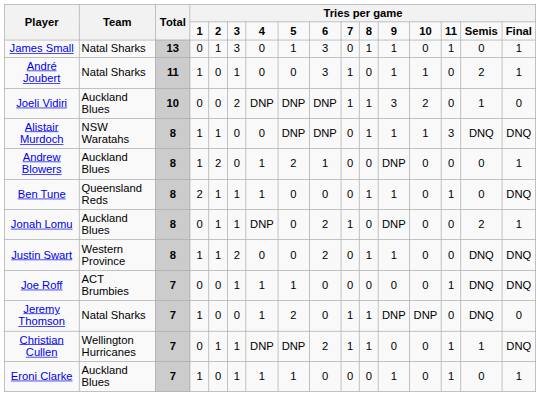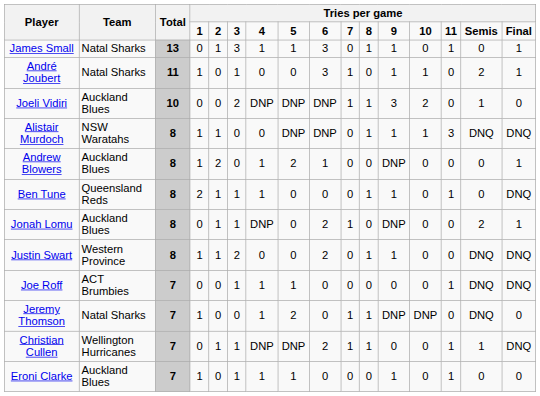(262, 48) 0 -> (262, 48) 1
(519, 376) 1 -> (519, 376) 0
